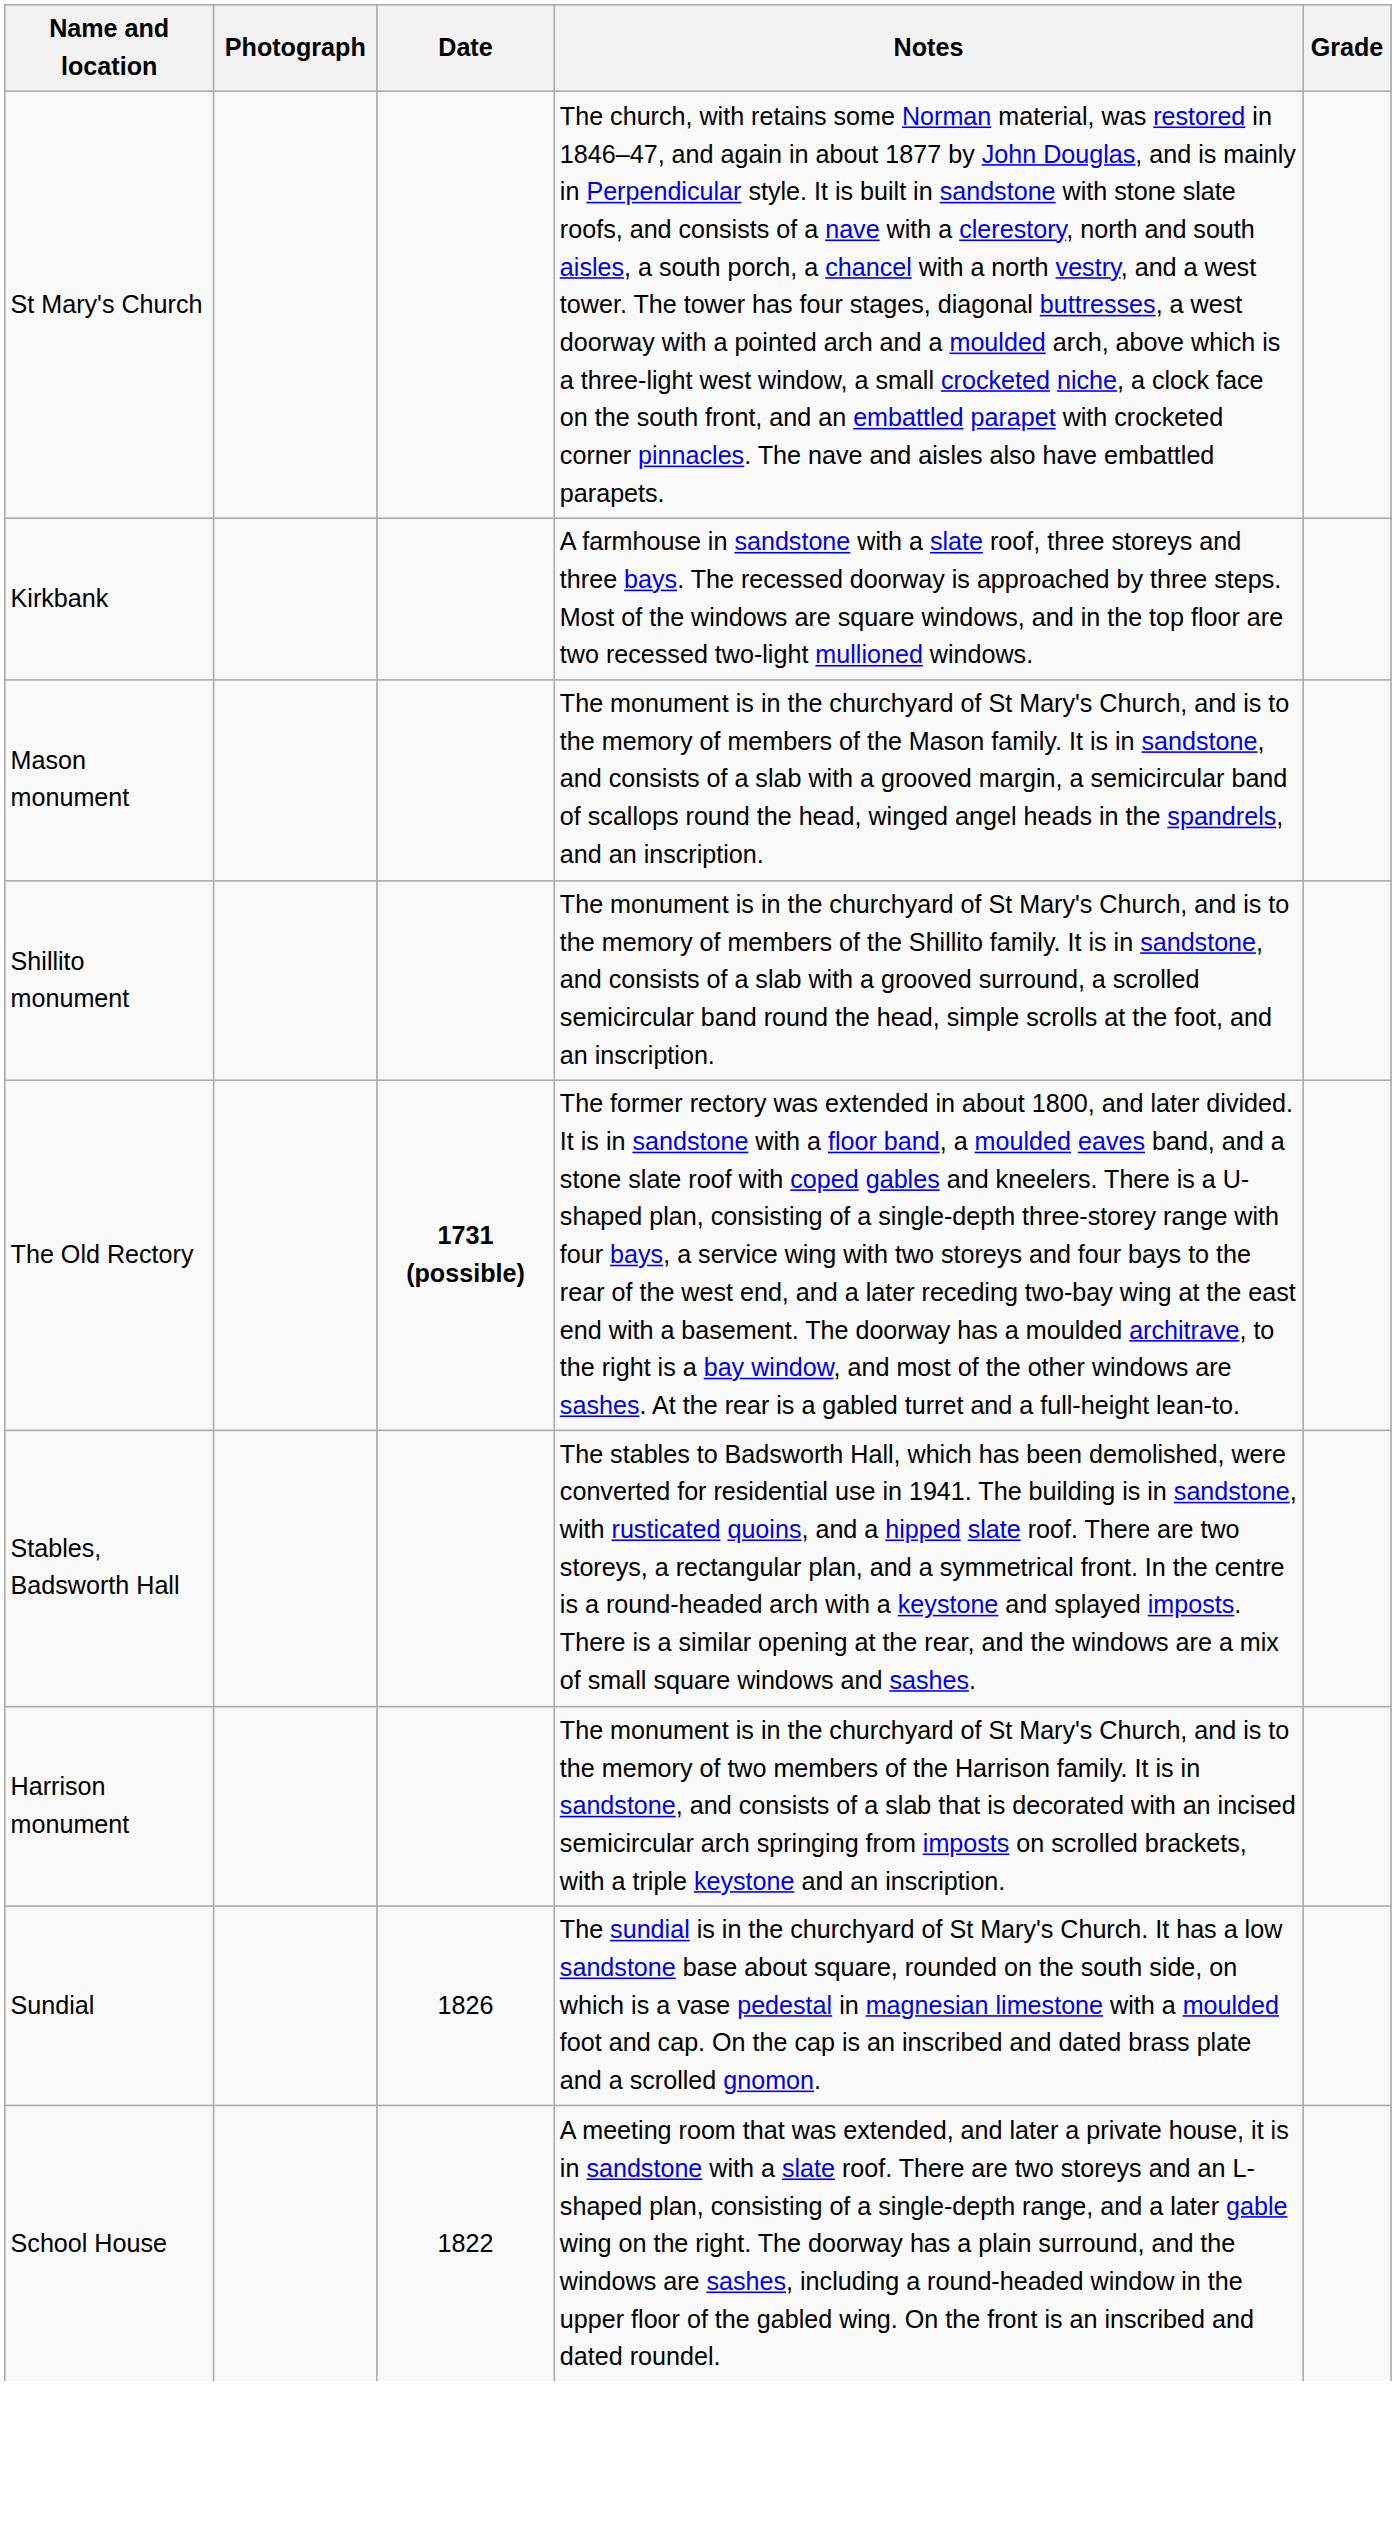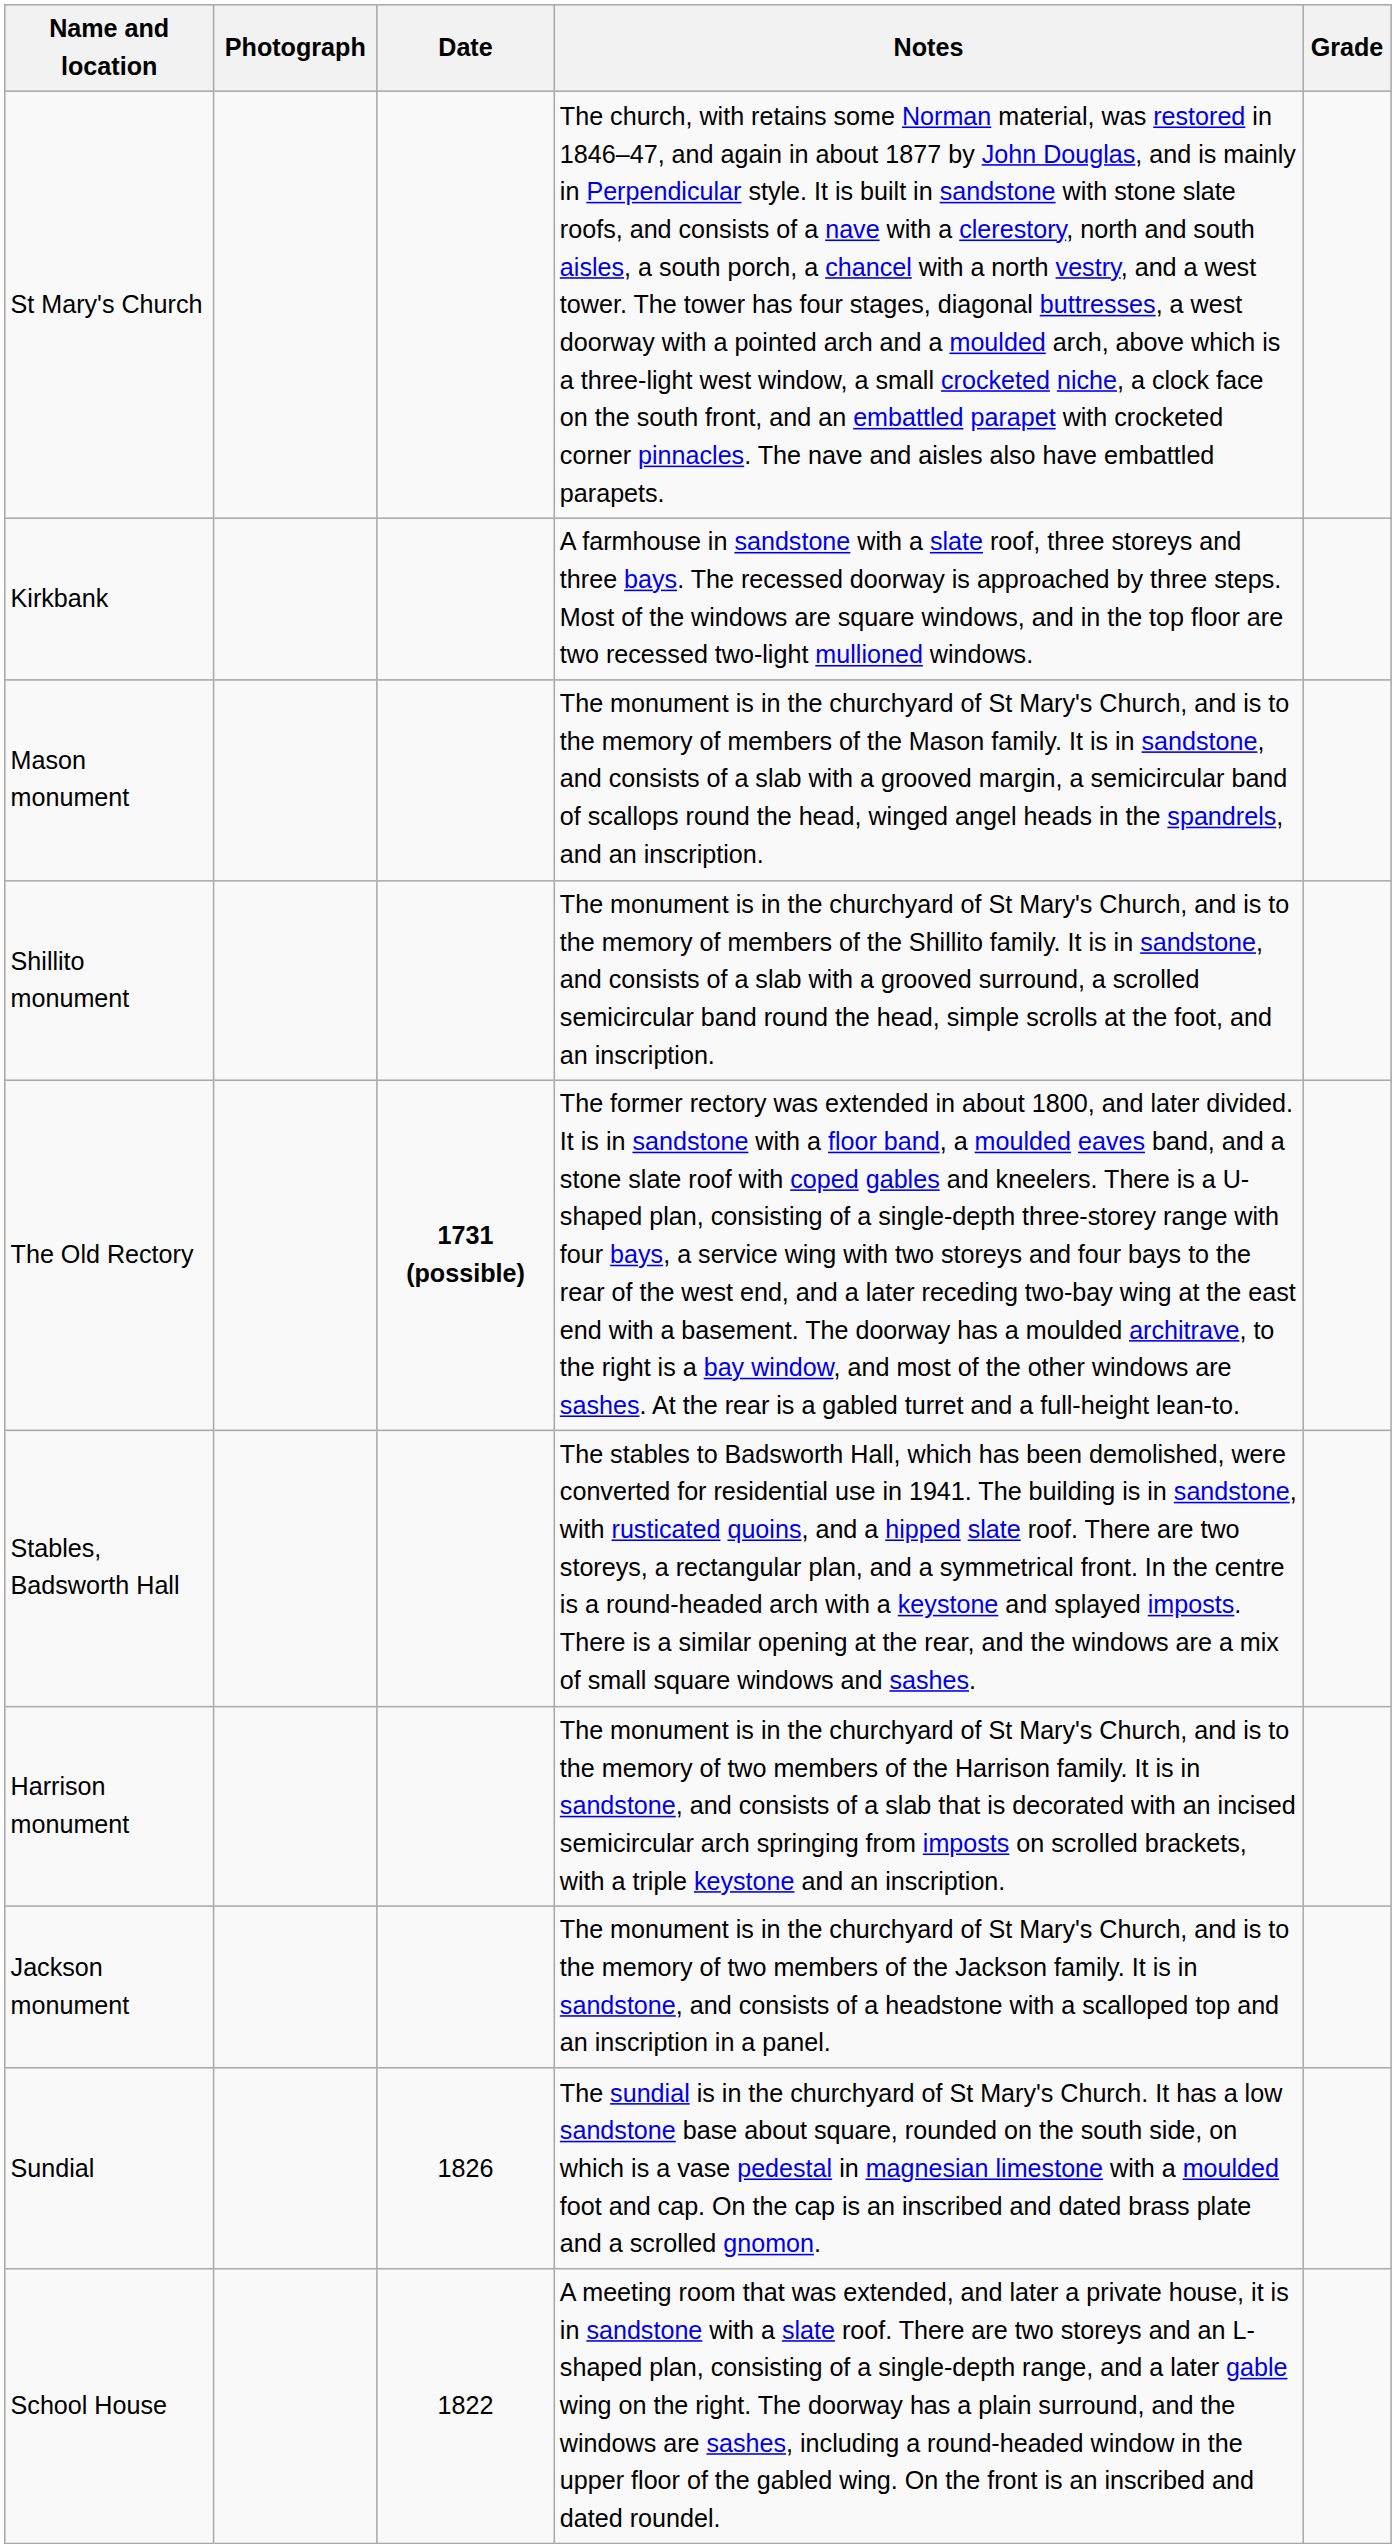+ row: (70, 1986)
